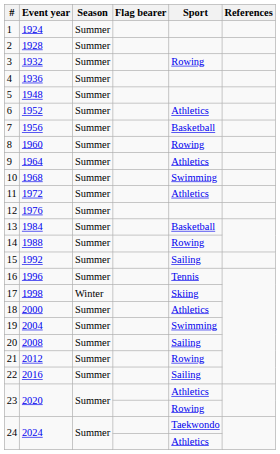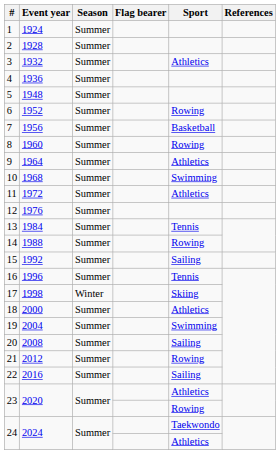(188, 62) Rowing -> (190, 62) Athletics
(190, 111) Athletics -> (188, 111) Rowing
(193, 227) Basketball -> (185, 227) Tennis
